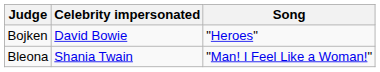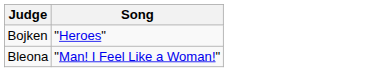- column: (127, 14)
